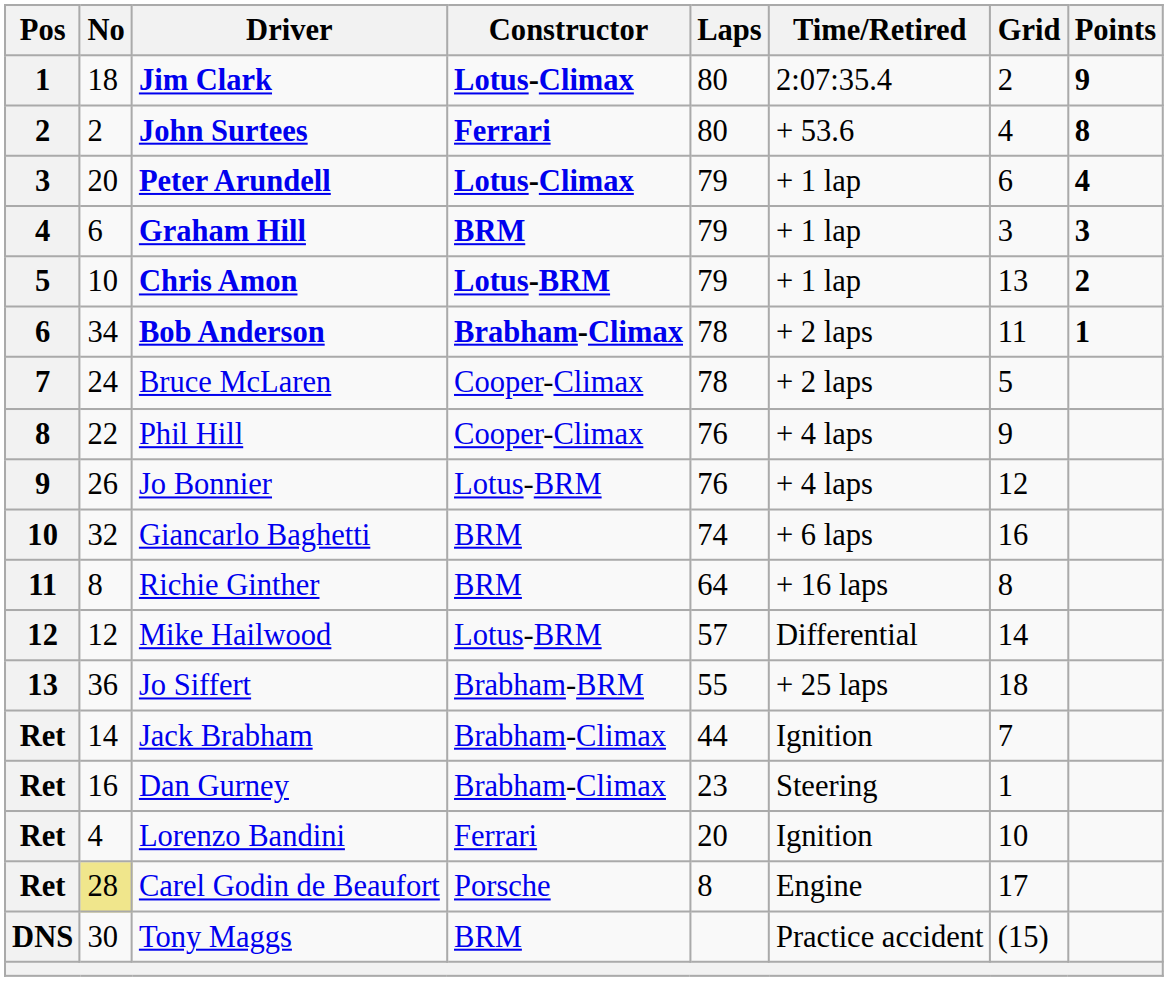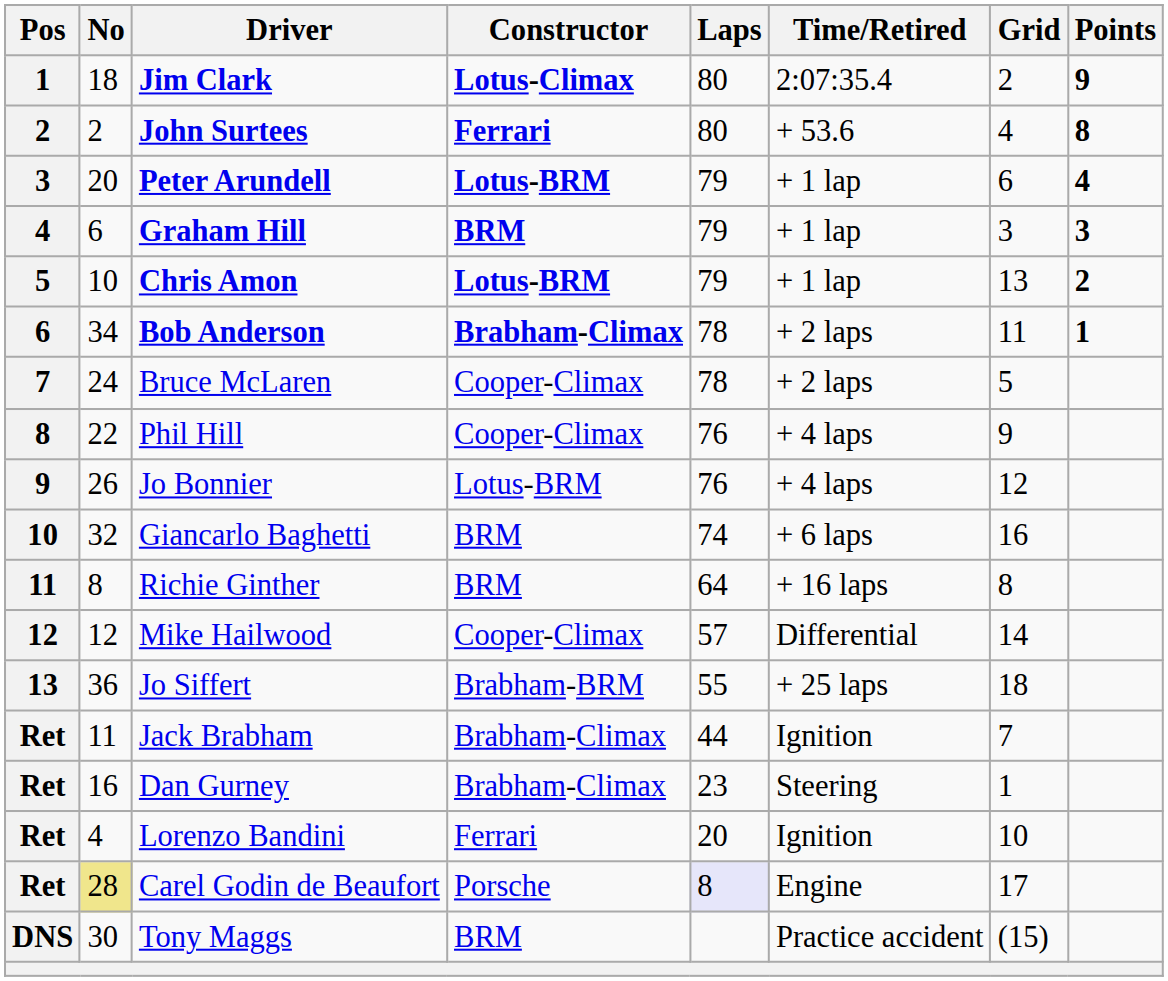(544, 181) Lotus-Climax -> (532, 181) Lotus-BRM
(528, 634) Lotus-BRM -> (549, 634) Cooper-Climax
(103, 735) 14 -> (102, 735) 11
(705, 886) no background -> (705, 886) lavender background
